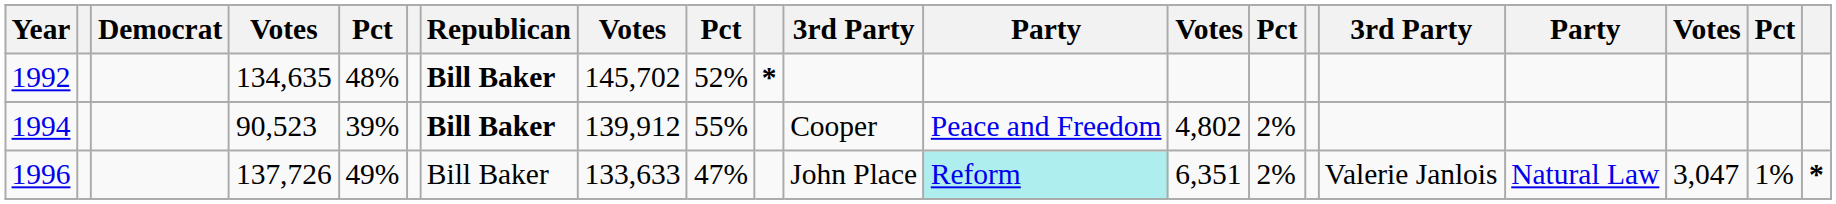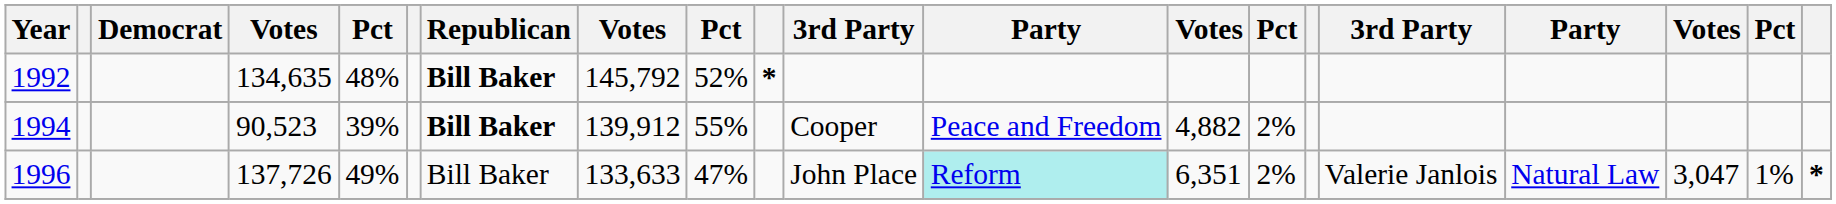(632, 77) 145,702 -> (632, 77) 145,792
(1208, 126) 4,802 -> (1208, 126) 4,882
